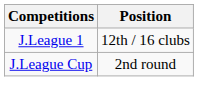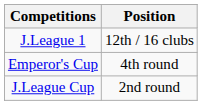+ row: (53, 64)
